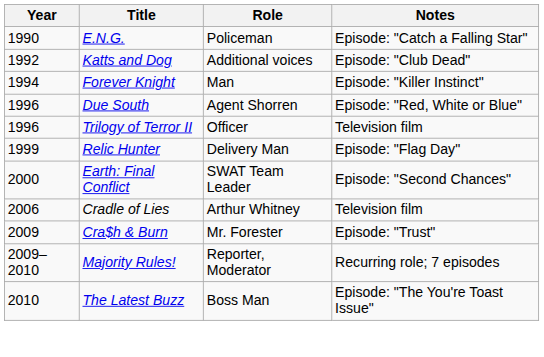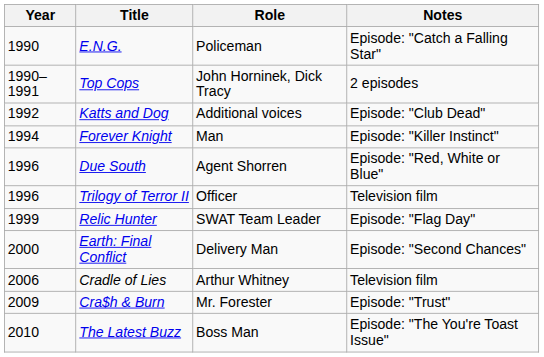+ row: (109, 84)
(248, 149) Delivery Man -> (258, 219) SWAT Team Leader
(245, 179) SWAT Team Leader -> (237, 249) Delivery Man
- row: (129, 262)
